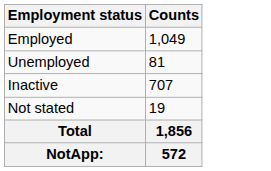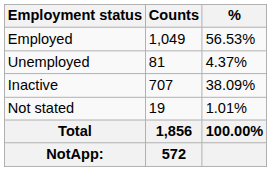+ column: (234, 16)
